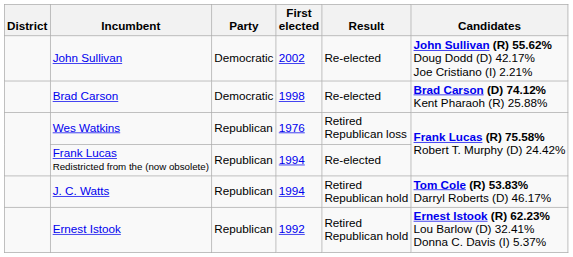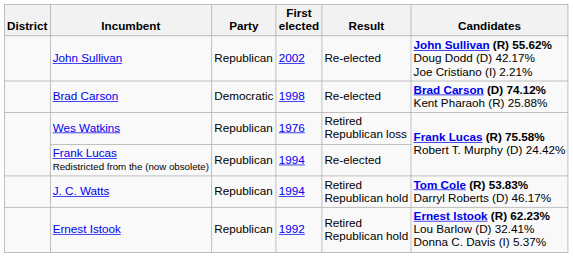(244, 58) Democratic -> (244, 58) Republican
